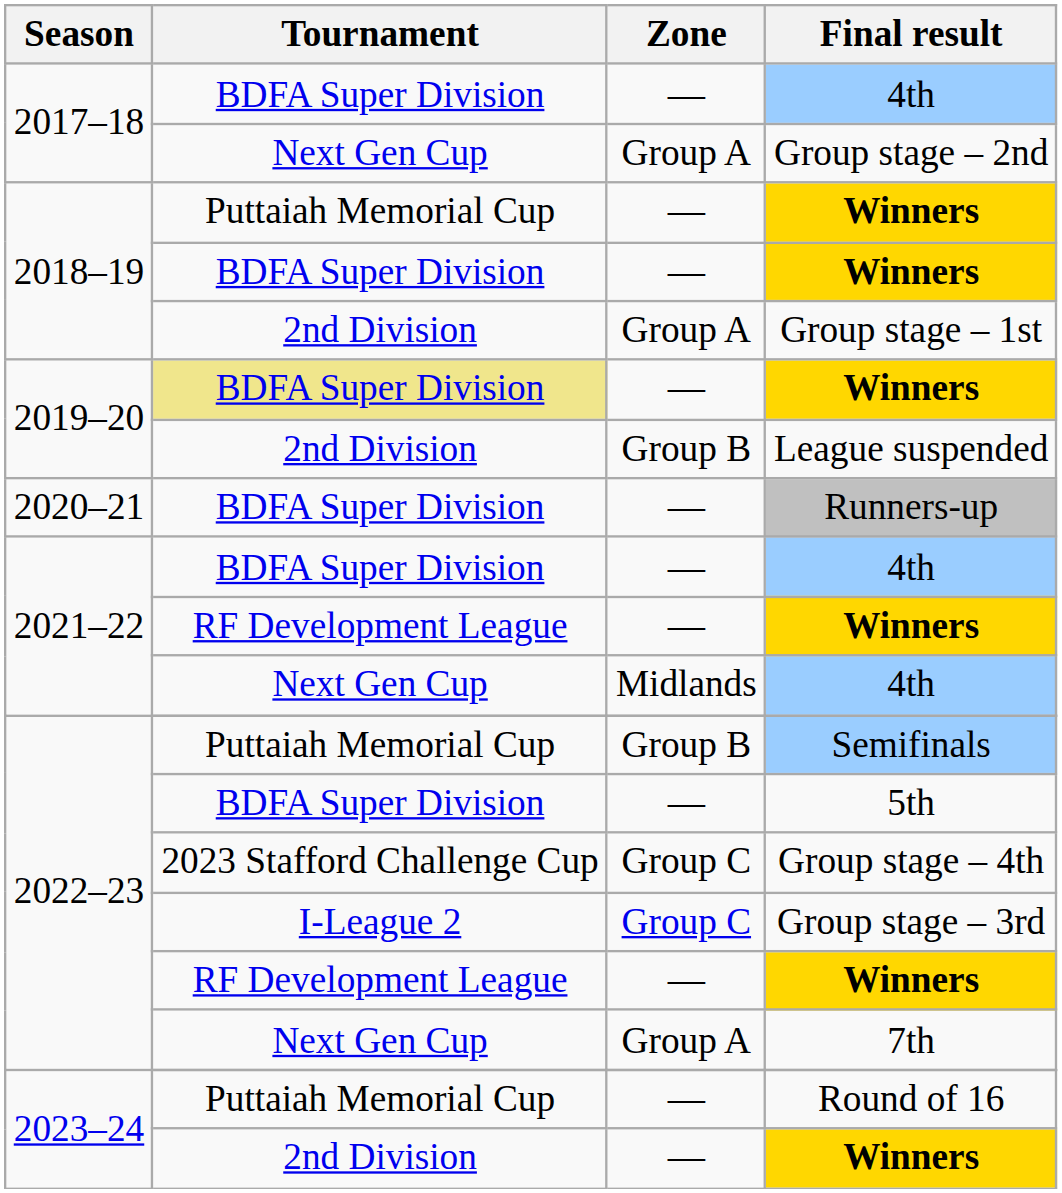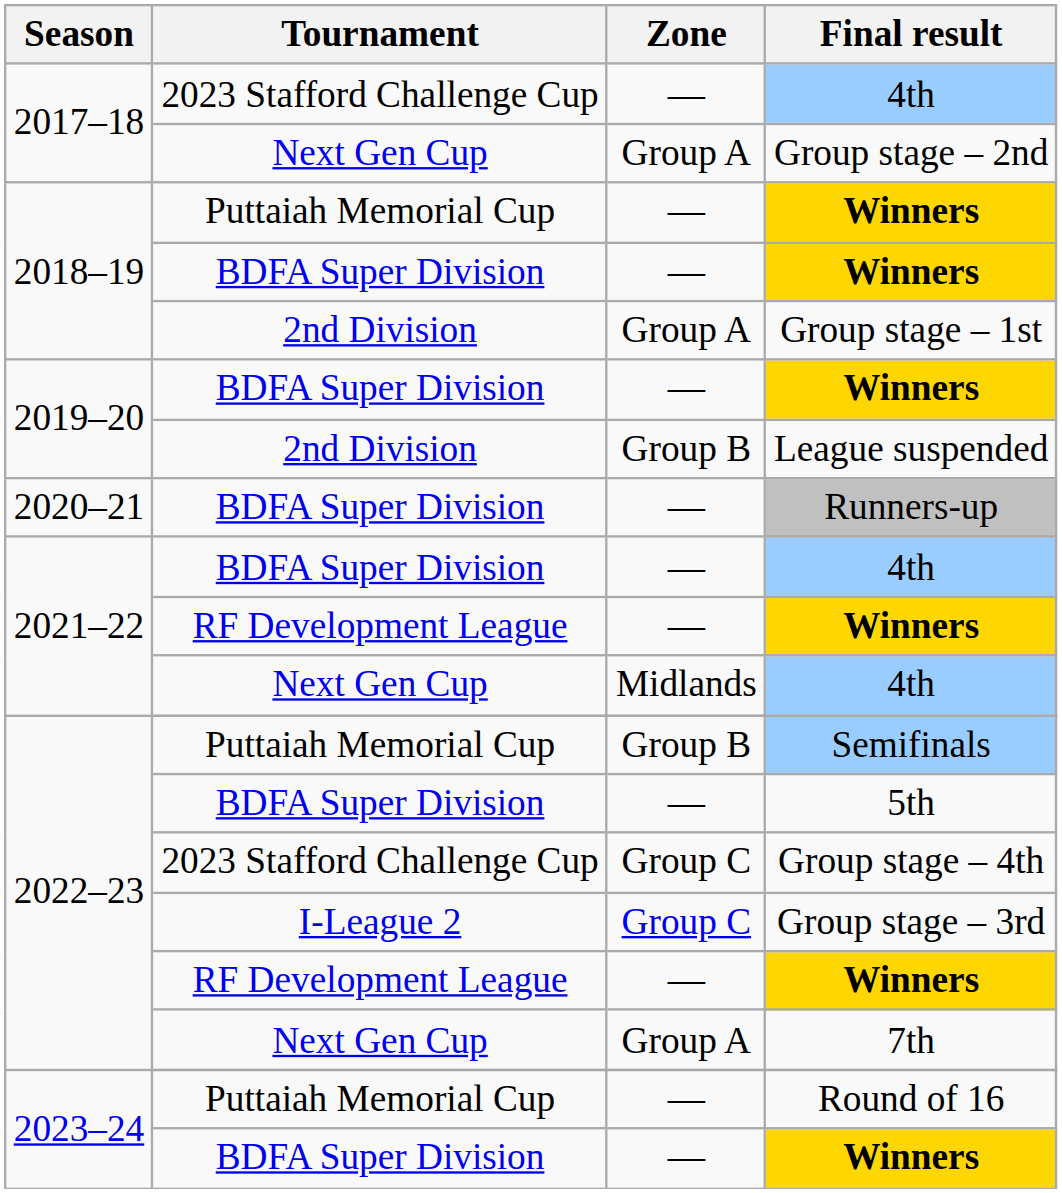(380, 93) BDFA Super Division -> (380, 93) 2023 Stafford Challenge Cup
(380, 388) khaki background -> (380, 388) no background
(380, 1157) 2nd Division -> (380, 1157) BDFA Super Division
